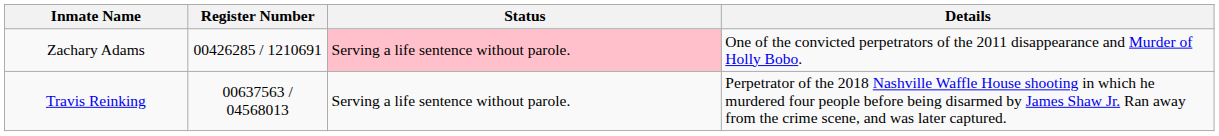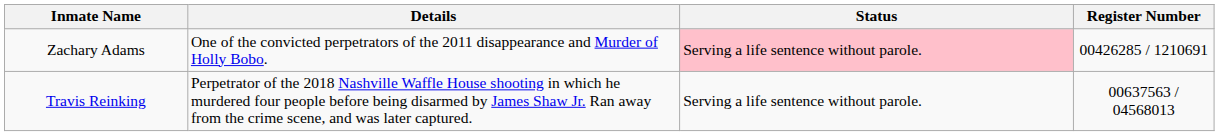columns swapped: (258, 16) <-> (968, 16)
